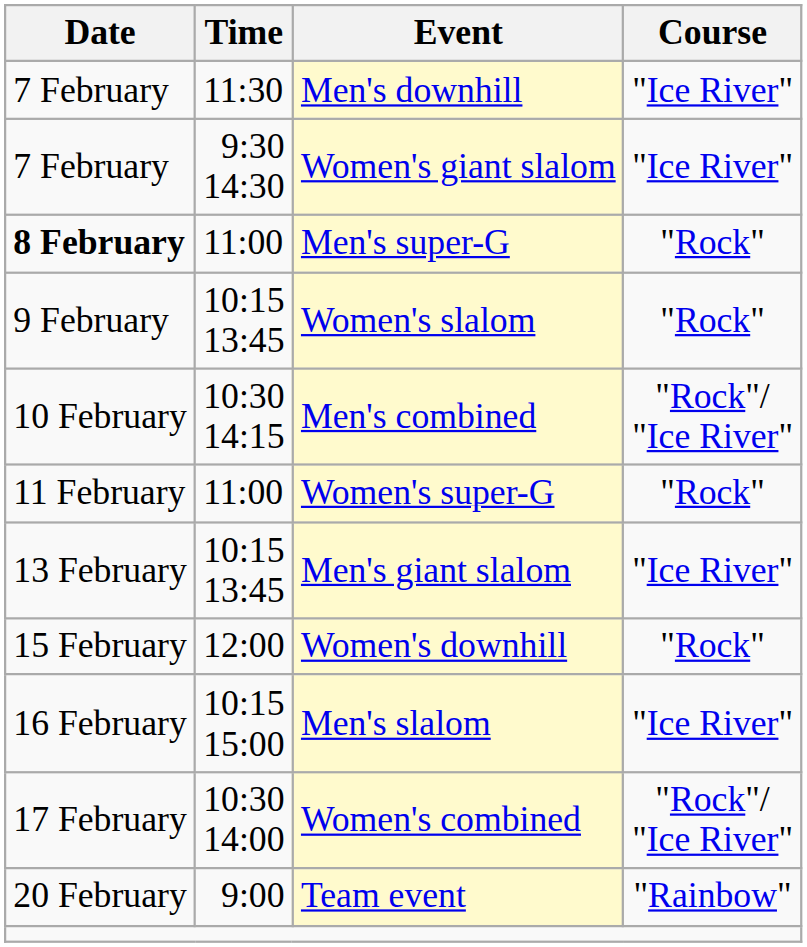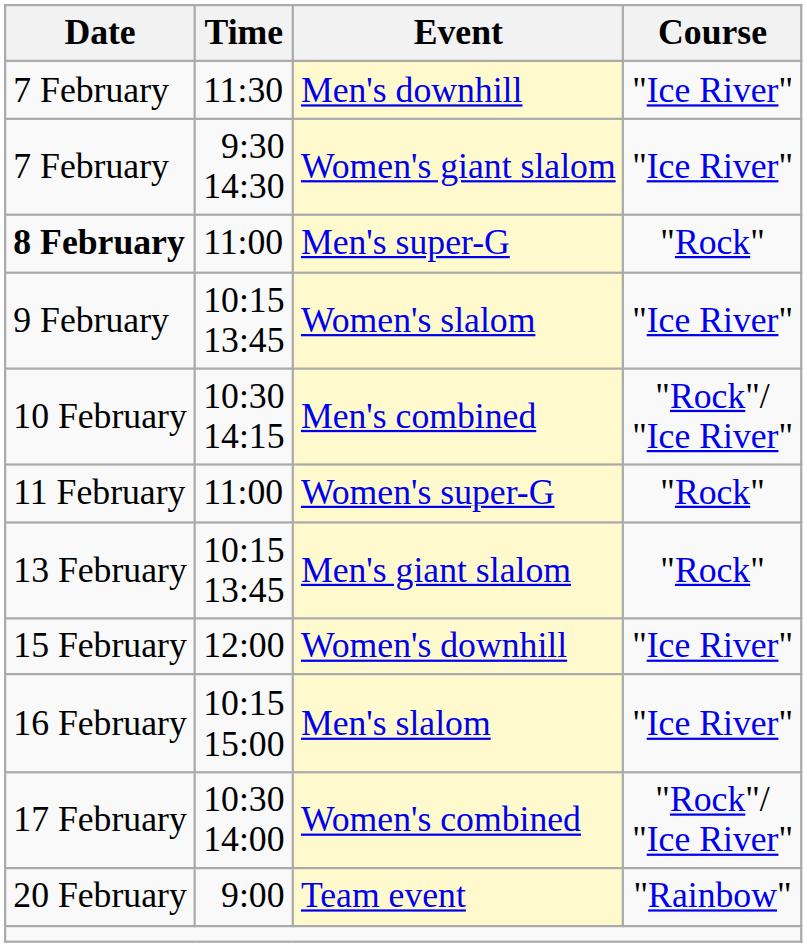(713, 319) "Rock" -> (713, 319) "Ice River"
(713, 569) "Ice River" -> (713, 569) "Rock"
(713, 646) "Rock" -> (713, 646) "Ice River"
